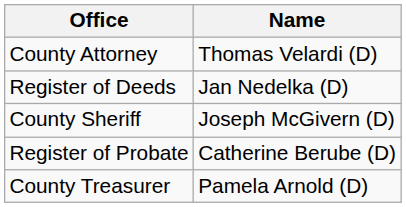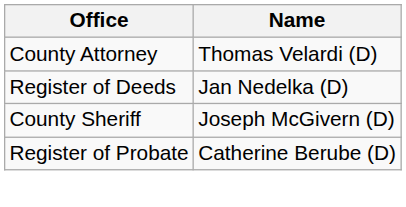- row: (90, 185)
